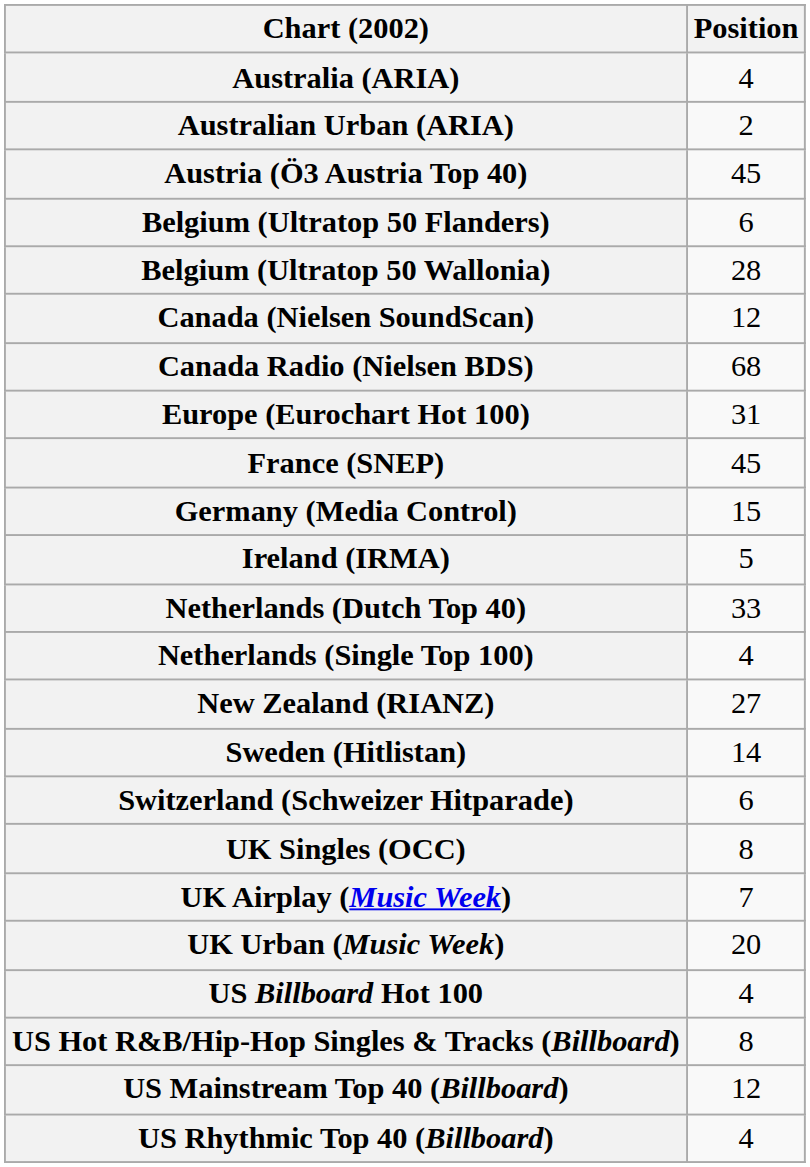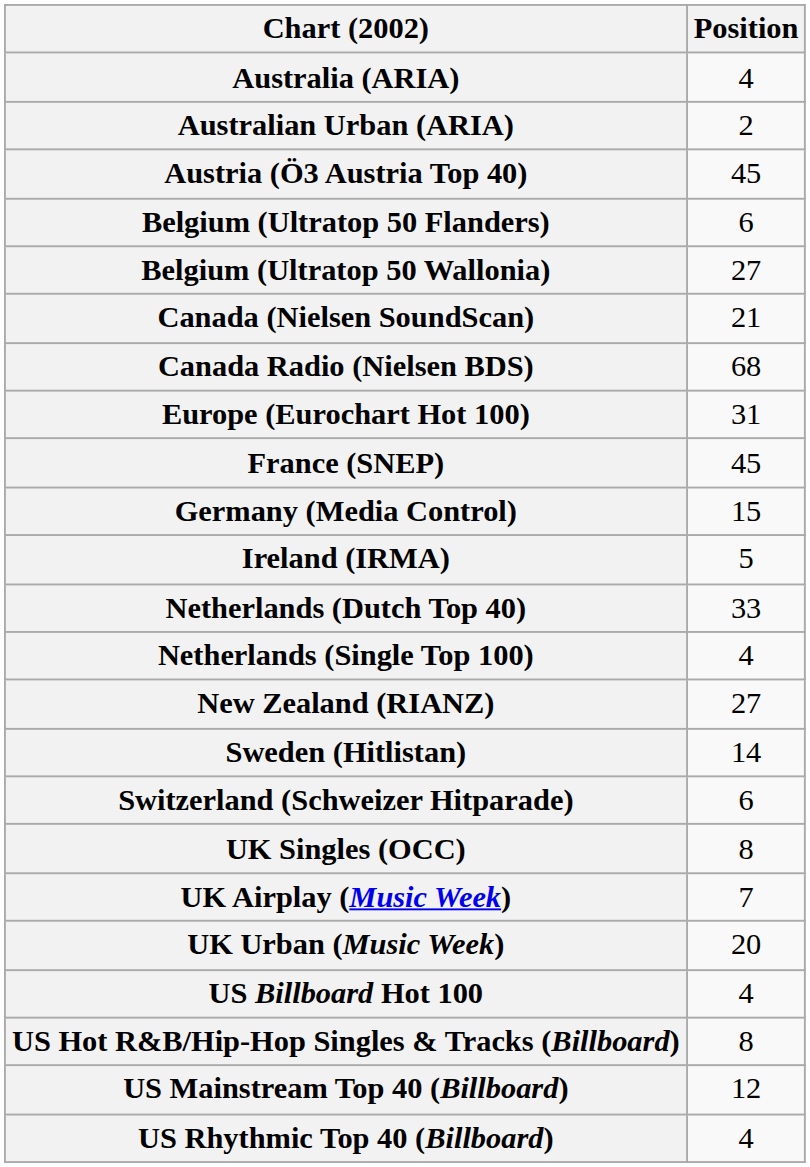(746, 269) 28 -> (746, 269) 27
(746, 317) 12 -> (746, 317) 21
